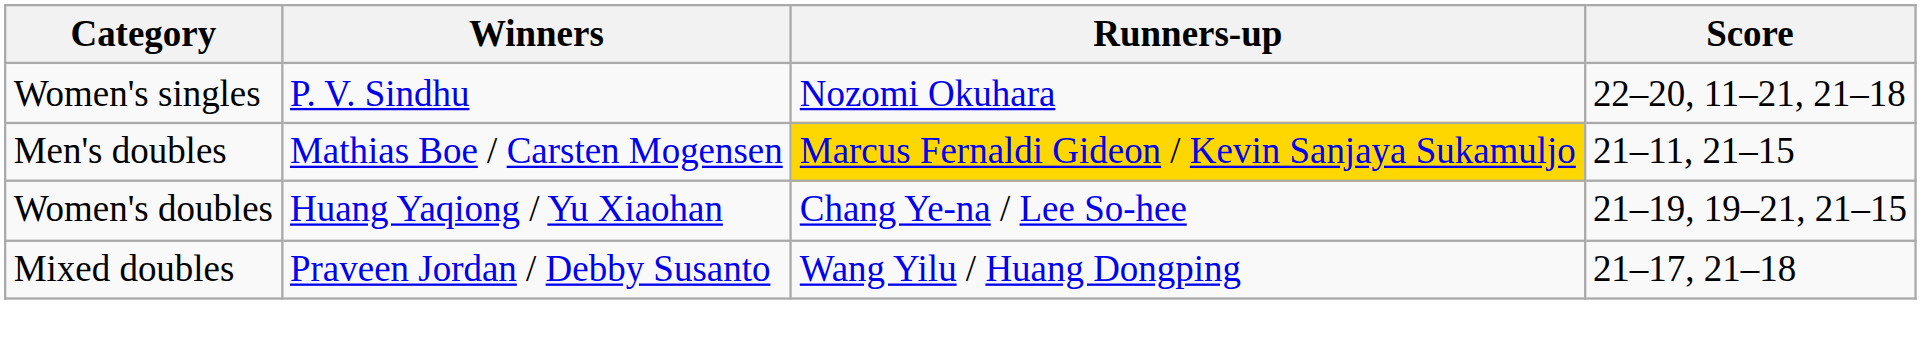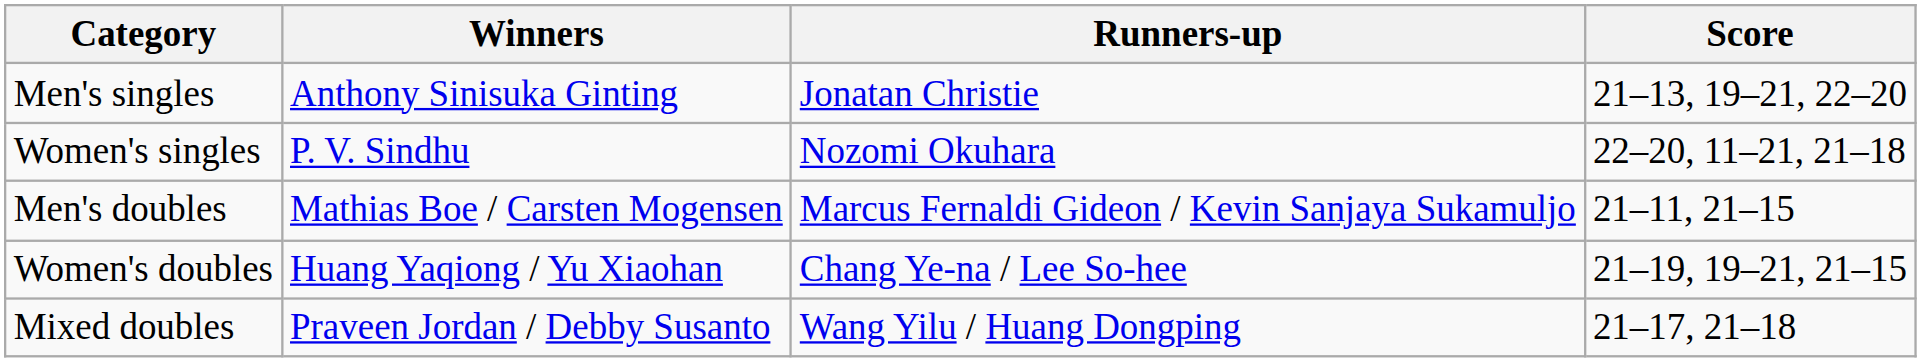+ row: (114, 92)
(1188, 151) gold background -> (1188, 209) no background
